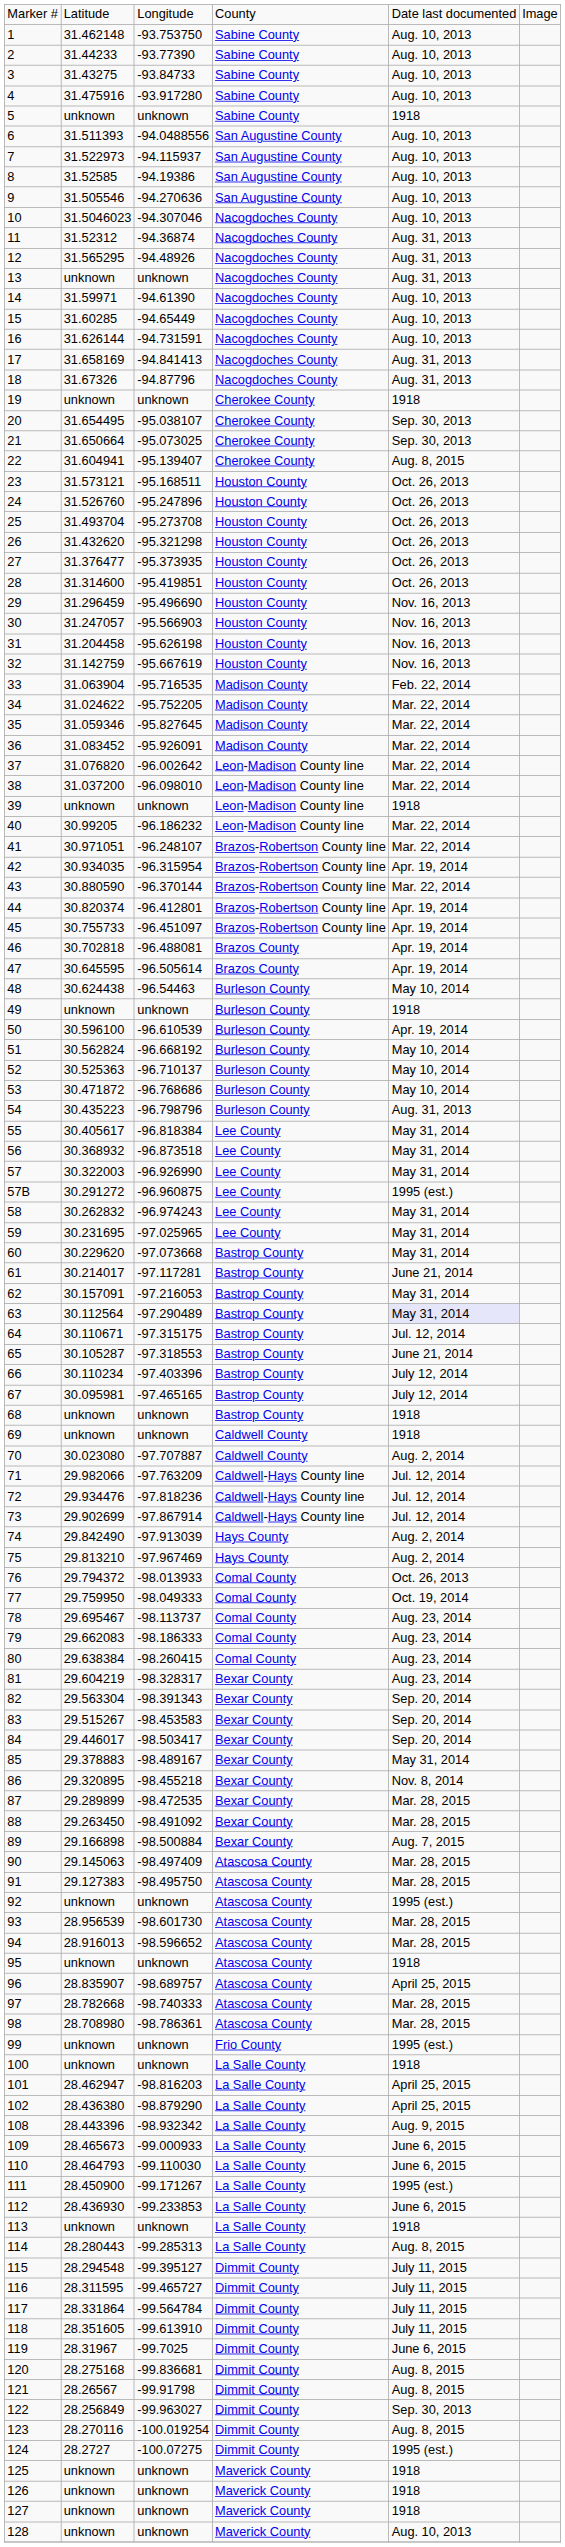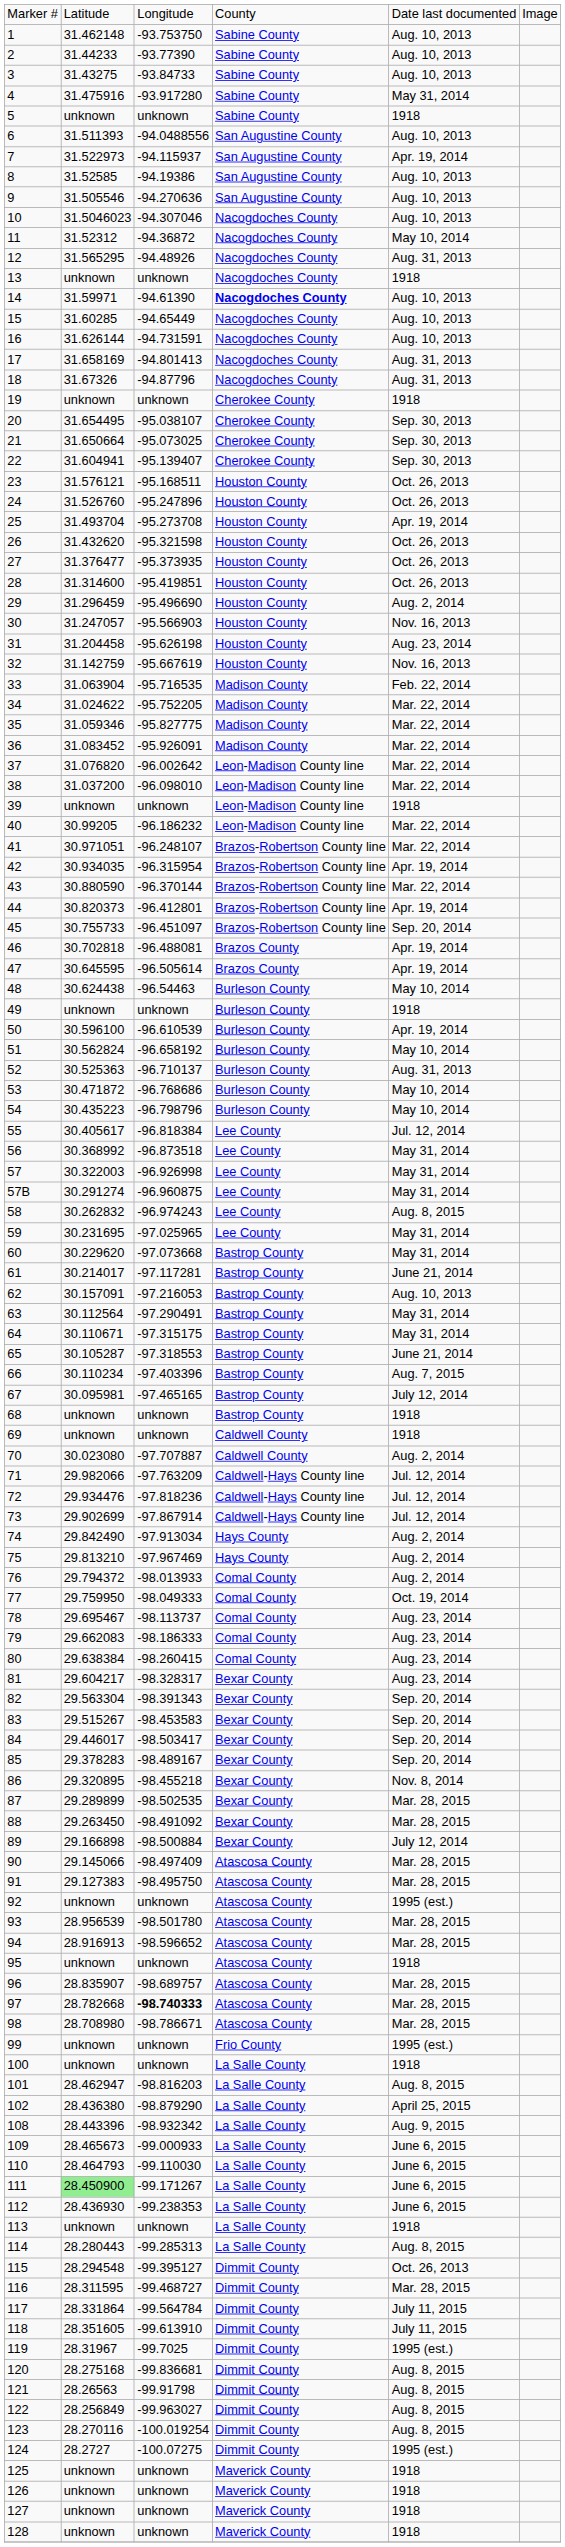(432, 95) Aug. 10, 2013 -> (431, 95) May 31, 2014
(432, 156) Aug. 10, 2013 -> (430, 156) Apr. 19, 2014
(166, 237) -94.36874 -> (166, 237) -94.36872
(432, 237) Aug. 31, 2013 -> (431, 237) May 10, 2014
(432, 278) Aug. 31, 2013 -> (406, 278) 1918
(276, 298) normal -> (281, 298) bold
(170, 359) -94.841413 -> (170, 359) -94.801413
(428, 461) Aug. 8, 2015 -> (432, 461) Sep. 30, 2013
(94, 481) 31.573121 -> (94, 481) 31.576121
(430, 522) Oct. 26, 2013 -> (430, 522) Apr. 19, 2014
(170, 542) -95.321298 -> (170, 542) -95.321598
(431, 603) Nov. 16, 2013 -> (428, 603) Aug. 2, 2014
(431, 643) Nov. 16, 2013 -> (432, 643) Aug. 23, 2014
(170, 725) -95.827645 -> (170, 725) -95.827775
(94, 907) 30.820374 -> (94, 907) 30.820373
(430, 928) Apr. 19, 2014 -> (432, 928) Sep. 20, 2014
(170, 1049) -96.668192 -> (170, 1049) -96.658192
(431, 1070) May 10, 2014 -> (432, 1070) Aug. 31, 2013
(432, 1110) Aug. 31, 2013 -> (431, 1110) May 10, 2014
(431, 1131) May 31, 2014 -> (428, 1131) Jul. 12, 2014
(94, 1151) 30.368932 -> (94, 1151) 30.368992
(170, 1171) -96.926990 -> (170, 1171) -96.926998
(94, 1192) 30.291272 -> (94, 1192) 30.291274
(422, 1192) 1995 (est.) -> (431, 1192) May 31, 2014
(431, 1212) May 31, 2014 -> (428, 1212) Aug. 8, 2015
(431, 1293) May 31, 2014 -> (432, 1293) Aug. 10, 2013
(170, 1313) -97.290489 -> (170, 1313) -97.290491
(431, 1313) lavender background -> (431, 1313) no background
(428, 1334) Jul. 12, 2014 -> (431, 1334) May 31, 2014
(430, 1374) July 12, 2014 -> (428, 1374) Aug. 7, 2015
(170, 1537) -97.913039 -> (170, 1537) -97.913034
(430, 1577) Oct. 26, 2013 -> (428, 1577) Aug. 2, 2014
(94, 1679) 29.604219 -> (94, 1679) 29.604217
(94, 1760) 29.378883 -> (94, 1760) 29.378283
(431, 1760) May 31, 2014 -> (432, 1760) Sep. 20, 2014
(170, 1801) -98.472535 -> (170, 1801) -98.502535
(428, 1841) Aug. 7, 2015 -> (430, 1841) July 12, 2014
(94, 1861) 29.145063 -> (94, 1861) 29.145066
(170, 1922) -98.601730 -> (170, 1922) -98.501780
(94, 1943) 28.916013 -> (94, 1943) 28.916913
(431, 1983) April 25, 2015 -> (431, 1983) Mar. 28, 2015
(170, 2004) normal -> (170, 2004) bold
(170, 2024) -98.786361 -> (170, 2024) -98.786671
(431, 2085) April 25, 2015 -> (428, 2085) Aug. 8, 2015
(94, 2186) no background -> (94, 2186) lightgreen background
(422, 2186) 1995 (est.) -> (429, 2186) June 6, 2015
(170, 2207) -99.233853 -> (170, 2207) -99.238353
(429, 2267) July 11, 2015 -> (430, 2267) Oct. 26, 2013
(170, 2288) -99.465727 -> (170, 2288) -99.468727
(429, 2288) July 11, 2015 -> (431, 2288) Mar. 28, 2015
(429, 2349) June 6, 2015 -> (422, 2349) 1995 (est.)
(90, 2389) 28.26567 -> (90, 2389) 28.26563
(432, 2410) Sep. 30, 2013 -> (428, 2410) Aug. 8, 2015
(432, 2531) Aug. 10, 2013 -> (406, 2531) 1918
